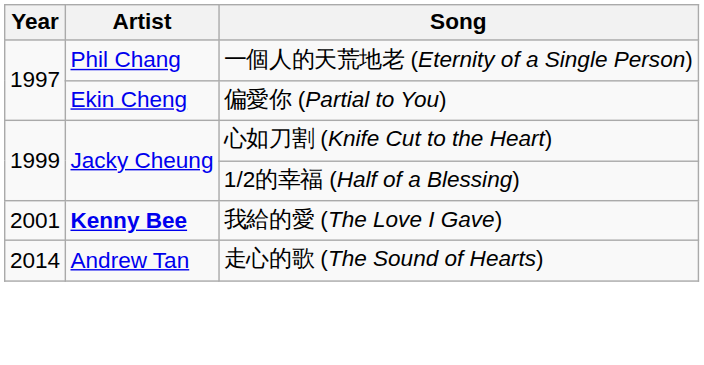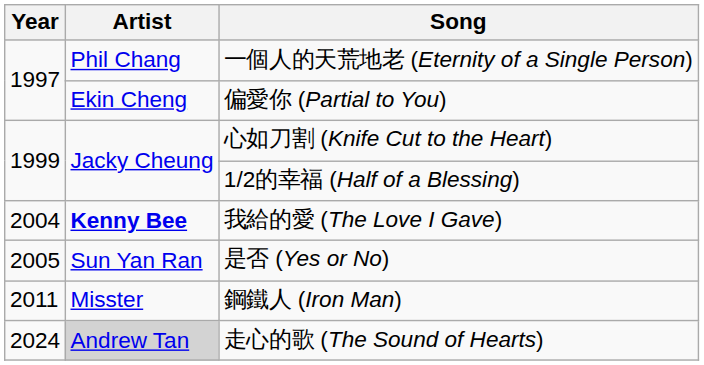(35, 220) 2001 -> (35, 220) 2004
+ row: (307, 259)
+ row: (313, 299)
(35, 260) 2014 -> (35, 340) 2024
(130, 260) no background -> (130, 340) lightgrey background
